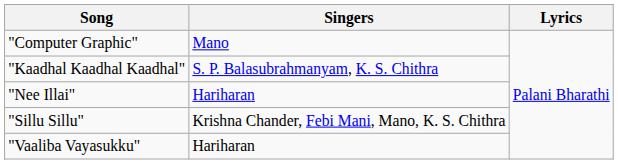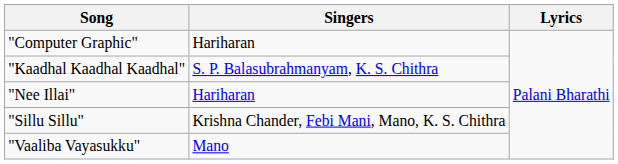(211, 43) Mano -> (224, 43) Hariharan
(224, 146) Hariharan -> (211, 146) Mano
